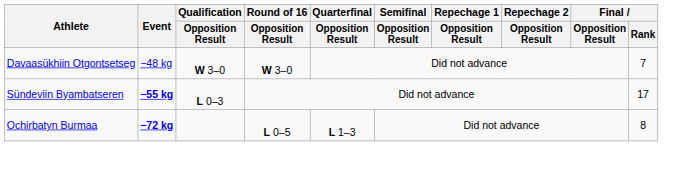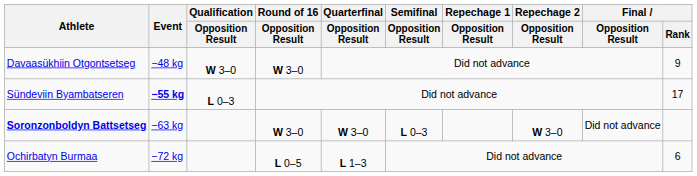(643, 64) 7 -> (678, 64) 9
+ row: (77, 126)
(157, 126) bold -> (167, 157) normal
(643, 126) 8 -> (678, 157) 6
